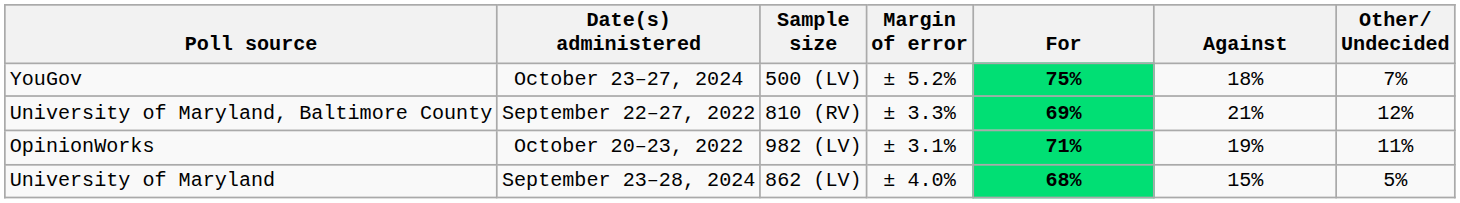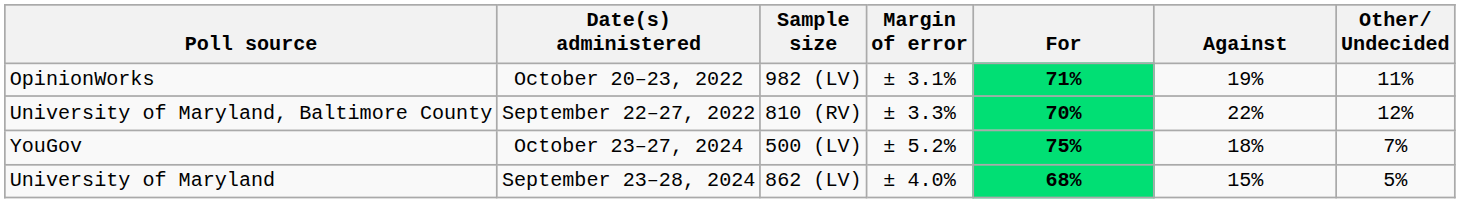rows swapped: (46, 79) <-> (82, 147)
(1064, 113) 69% -> (1064, 113) 70%
(1245, 113) 21% -> (1245, 113) 22%
